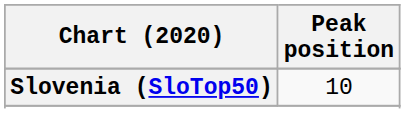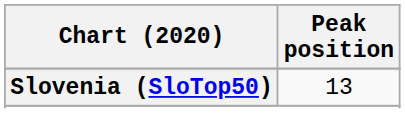(339, 88) 10 -> (339, 88) 13
